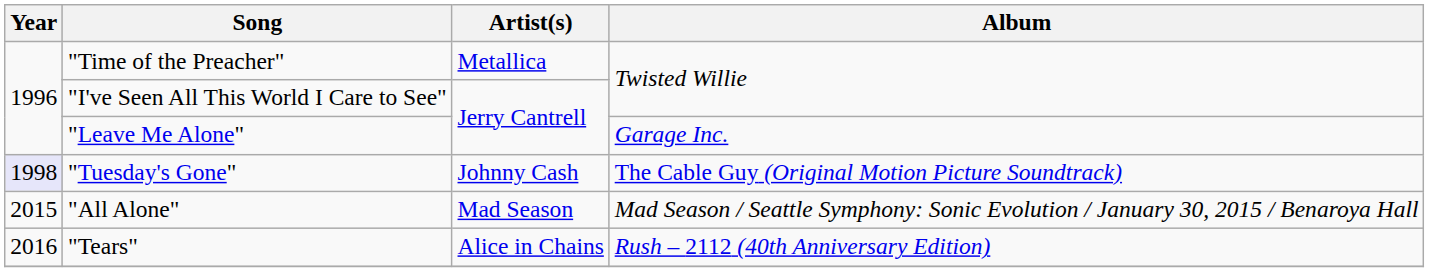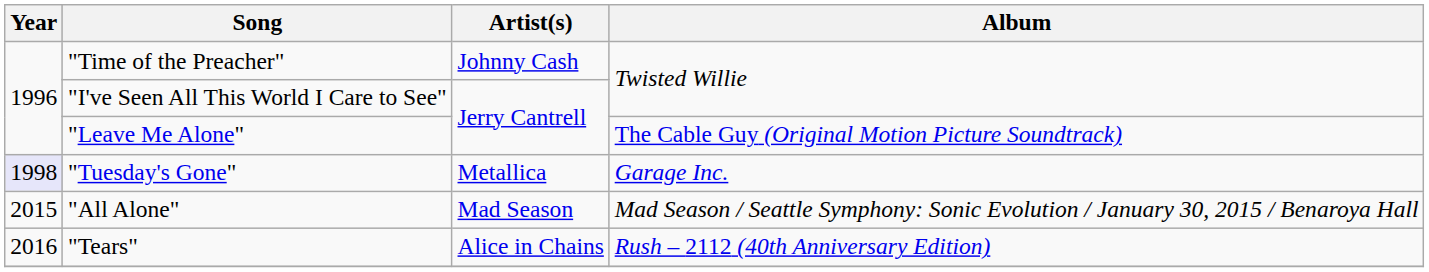(502, 60) Metallica -> (518, 60) Johnny Cash
(672, 135) Garage Inc. -> (868, 135) The Cable Guy (Original Motion Picture Soundtrack)
(518, 172) Johnny Cash -> (502, 172) Metallica
(868, 172) The Cable Guy (Original Motion Picture Soundtrack) -> (672, 172) Garage Inc.
